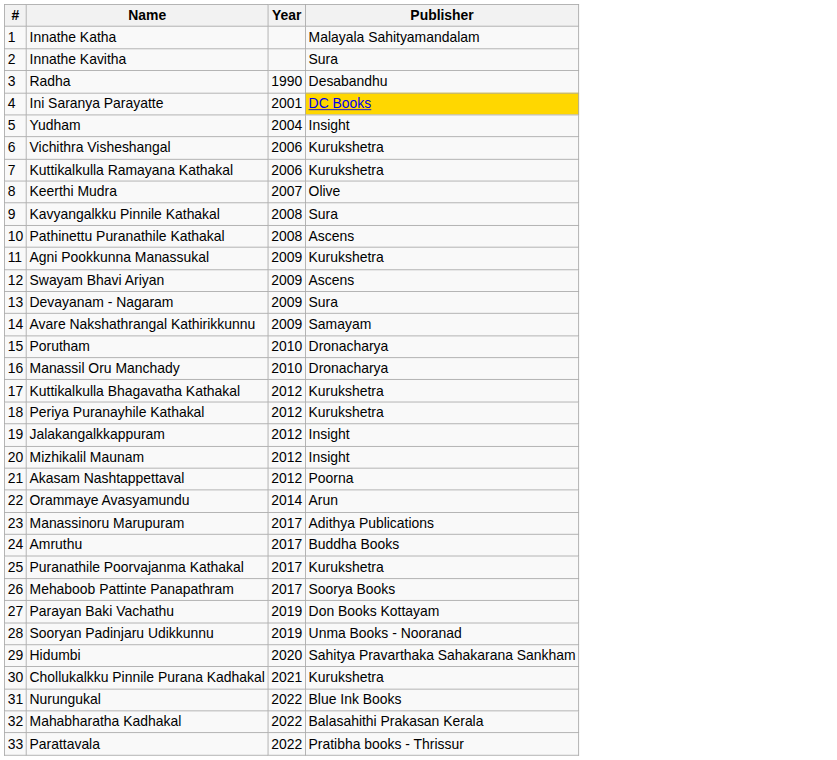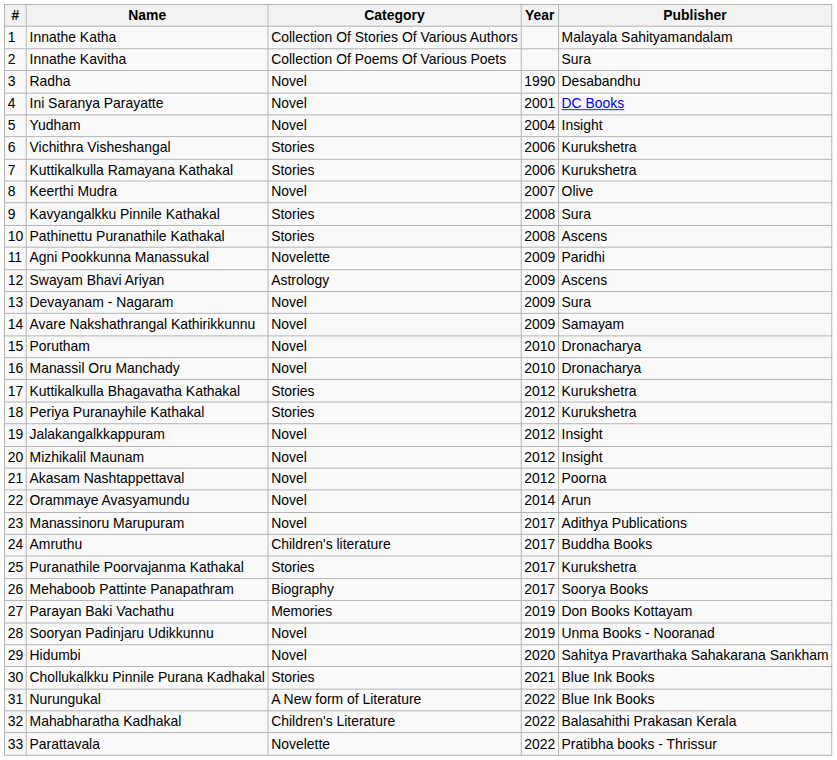+ column: (394, 15)
(340, 103) gold background -> (593, 103) no background
(346, 258) Kurukshetra -> (583, 258) Paridhi
(346, 677) Kurukshetra -> (608, 677) Blue Ink Books
